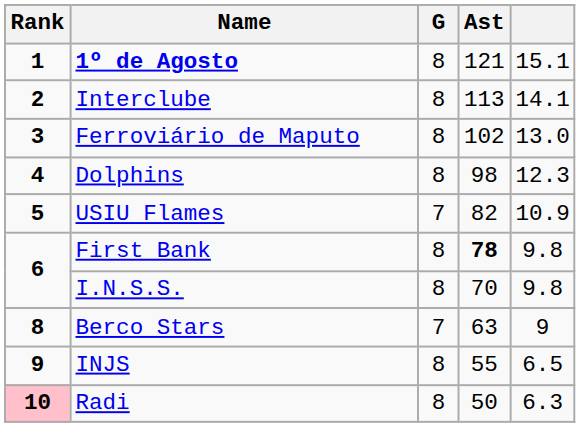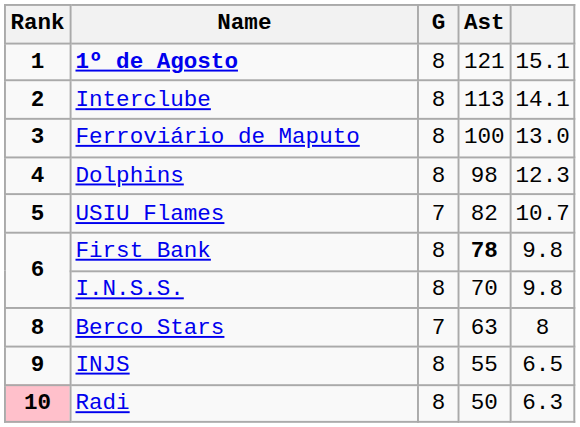(484, 137) 102 -> (484, 137) 100
(543, 213) 10.9 -> (543, 213) 10.7
(543, 327) 9 -> (543, 327) 8
